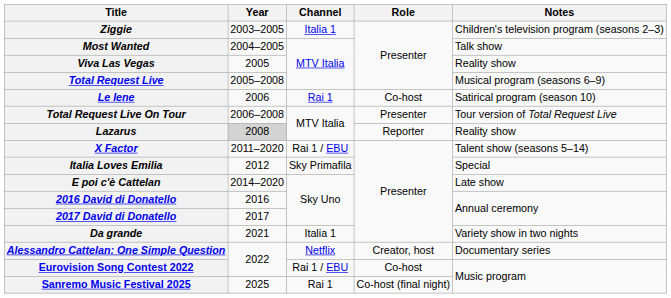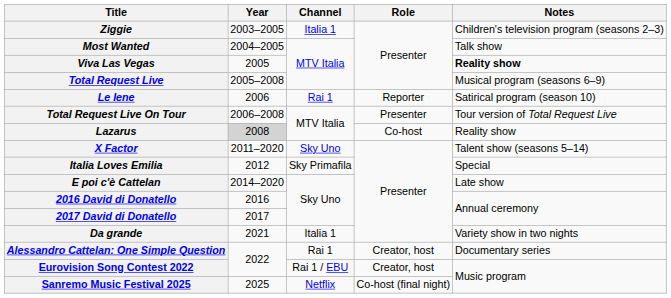(485, 64) normal -> (488, 64) bold
(403, 98) Co-host -> (403, 98) Reporter
(403, 132) Reporter -> (403, 132) Co-host
(320, 149) Rai 1 / EBU -> (320, 149) Sky Uno
(320, 251) Netflix -> (320, 251) Rai 1
(403, 268) Co-host -> (403, 268) Creator, host
(320, 285) Rai 1 -> (320, 285) Netflix
